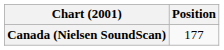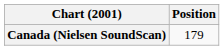(194, 34) 177 -> (194, 34) 179
